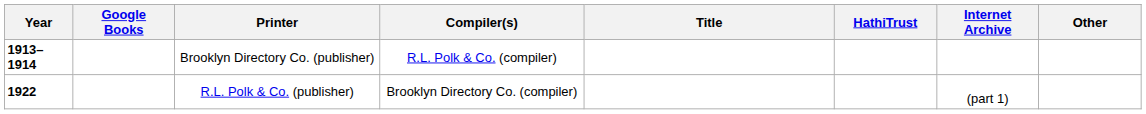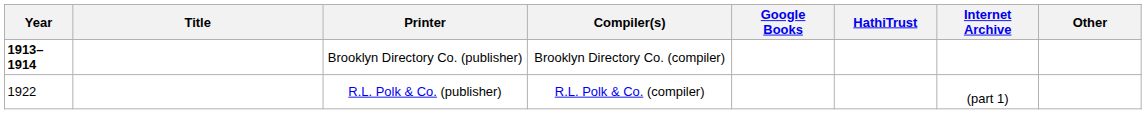columns swapped: (709, 22) <-> (124, 22)
(482, 57) R.L. Polk & Co. (compiler) -> (630, 57) Brooklyn Directory Co. (compiler)
(22, 92) bold -> (22, 92) normal
(482, 92) Brooklyn Directory Co. (compiler) -> (630, 92) R.L. Polk & Co. (compiler)
